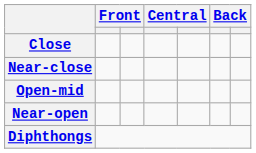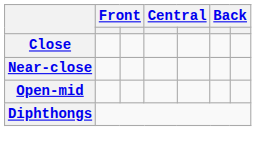- row: (50, 114)
